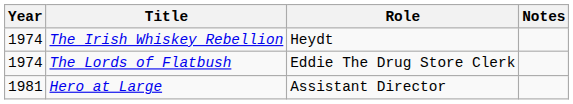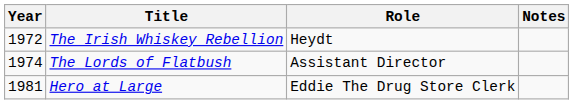(25, 40) 1974 -> (25, 40) 1972
(403, 63) Eddie The Drug Store Clerk -> (368, 63) Assistant Director
(368, 87) Assistant Director -> (403, 87) Eddie The Drug Store Clerk
